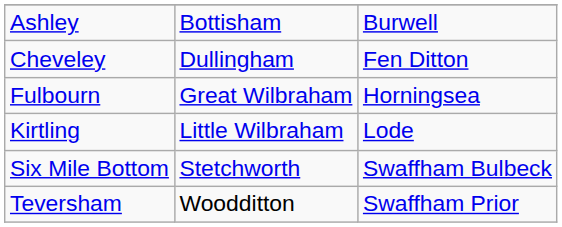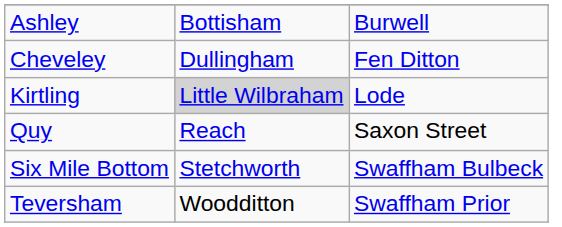- row: (55, 95)
(261, 131) no background -> (261, 95) lightgrey background
+ row: (31, 131)
